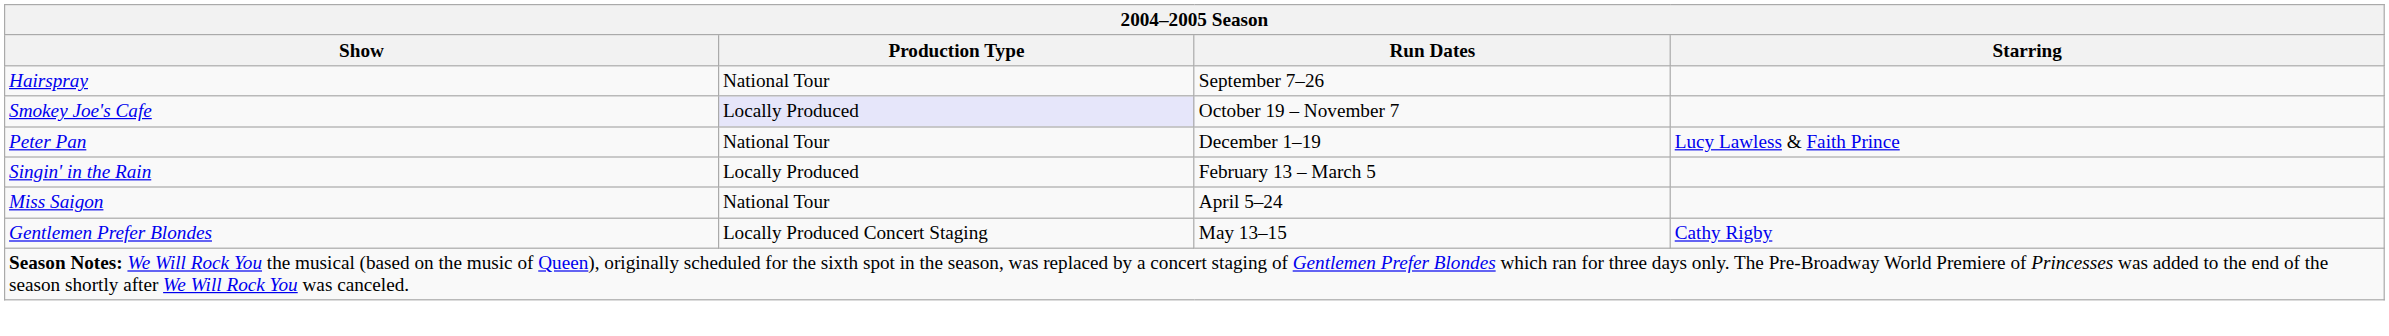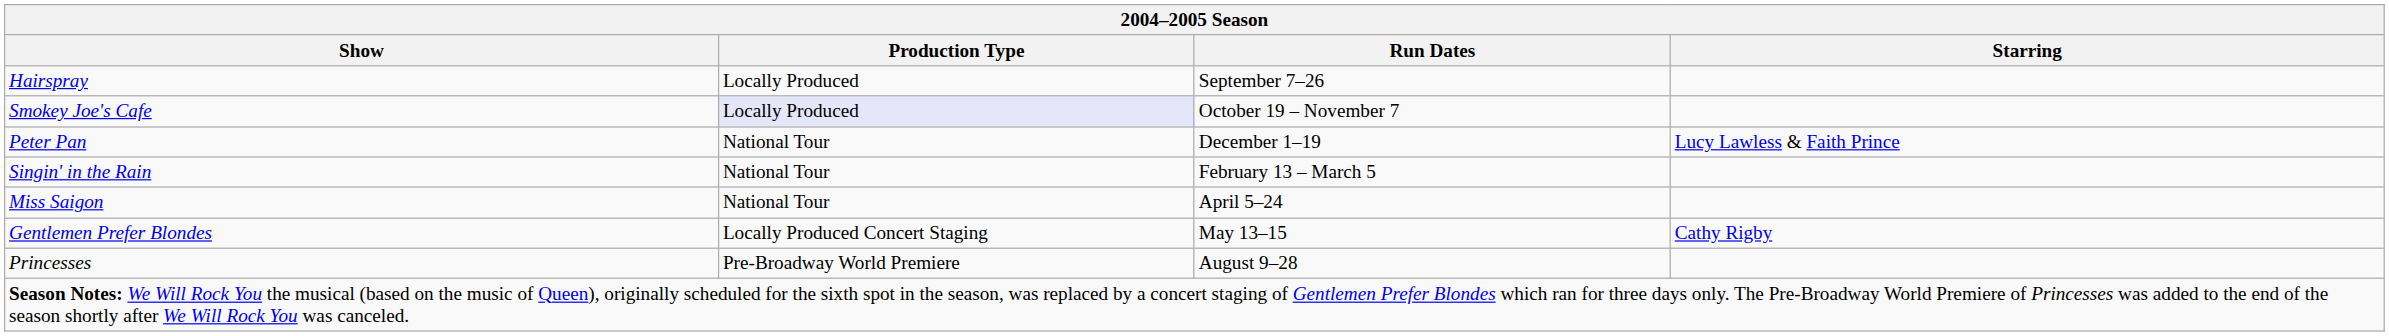(776, 80) National Tour -> (791, 80) Locally Produced
(791, 171) Locally Produced -> (776, 171) National Tour
+ row: (50, 263)
